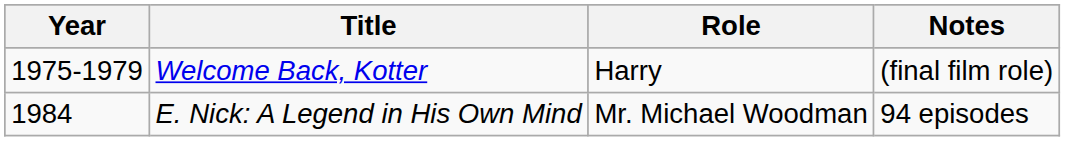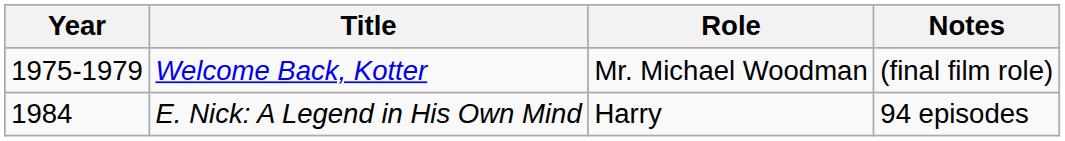(628, 69) Harry -> (731, 69) Mr. Michael Woodman
(731, 113) Mr. Michael Woodman -> (628, 113) Harry
